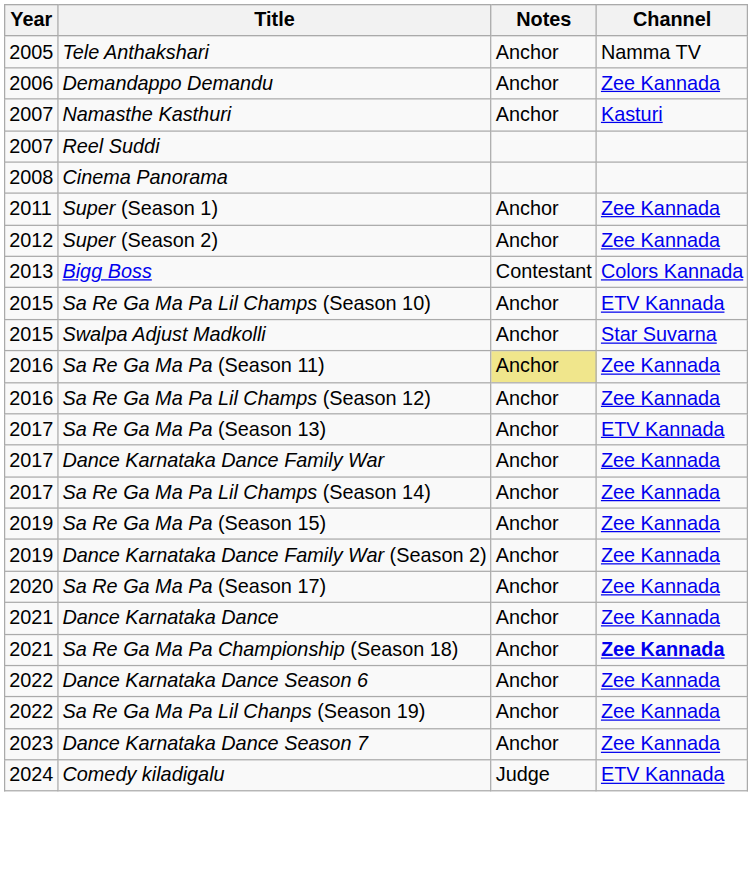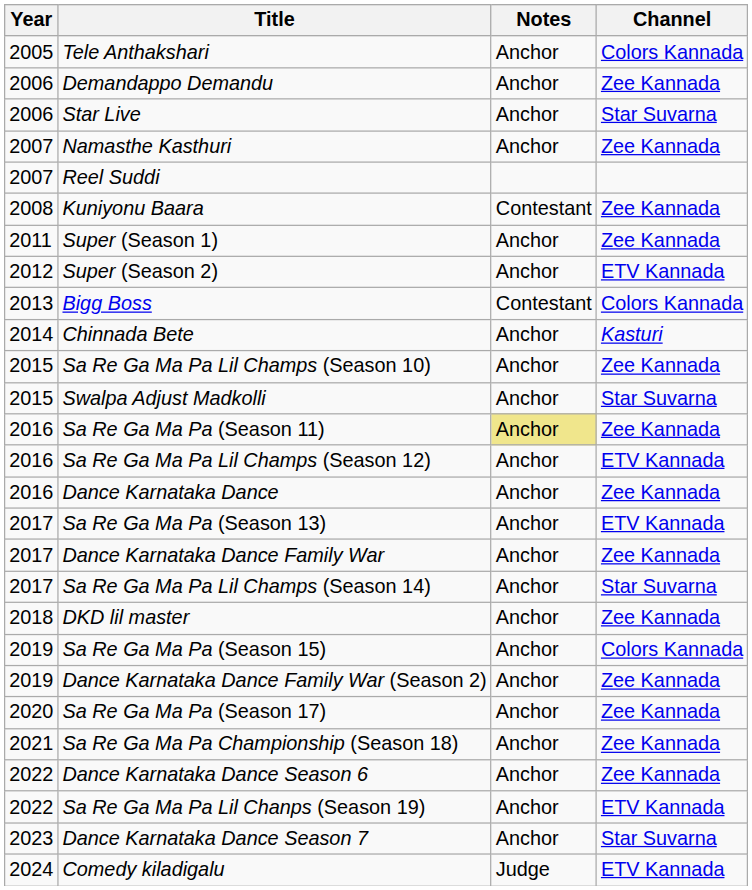(651, 51) Namma TV -> (672, 51) Colors Kannada
+ row: (31, 114)
(632, 114) Kasturi -> (660, 146) Zee Kannada
+ row: (31, 209)
- row: (31, 177)
(660, 240) Zee Kannada -> (663, 271) ETV Kannada
+ row: (31, 334)
(663, 303) ETV Kannada -> (660, 366) Zee Kannada
(660, 397) Zee Kannada -> (663, 460) ETV Kannada
+ row: (31, 492)
(660, 492) Zee Kannada -> (659, 586) Star Suvarna
+ row: (31, 618)
(660, 523) Zee Kannada -> (672, 649) Colors Kannada
- row: (31, 618)
(663, 649) bold -> (660, 743) normal
(660, 712) Zee Kannada -> (663, 806) ETV Kannada
(660, 743) Zee Kannada -> (659, 838) Star Suvarna
